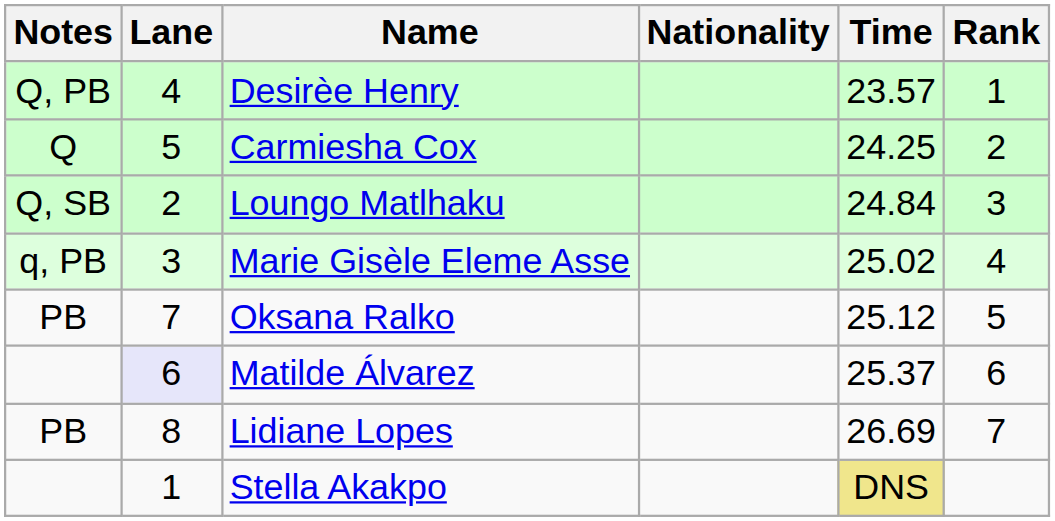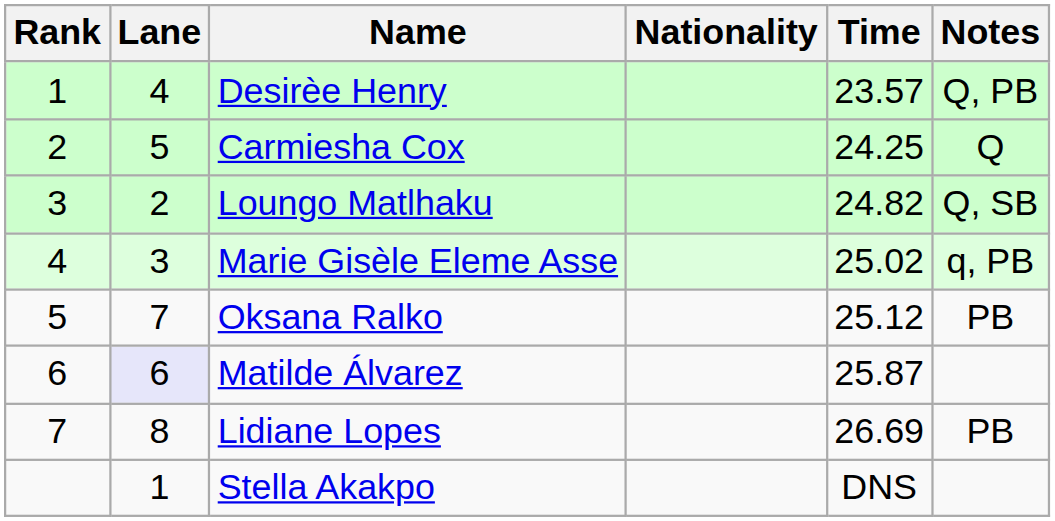columns swapped: (996, 32) <-> (63, 32)
(891, 203) 24.84 -> (879, 203) 24.82
(891, 373) 25.37 -> (879, 373) 25.87
(891, 487) khaki background -> (879, 487) no background
